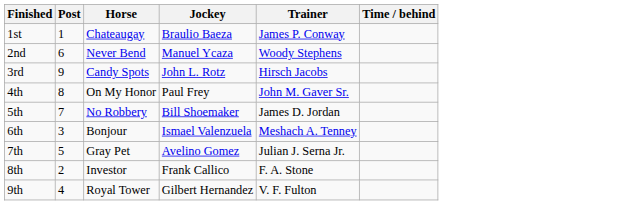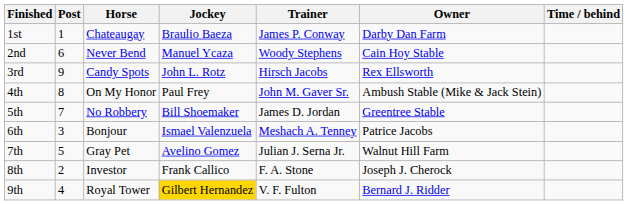+ column: (452, 14)
(208, 190) no background -> (208, 190) gold background
